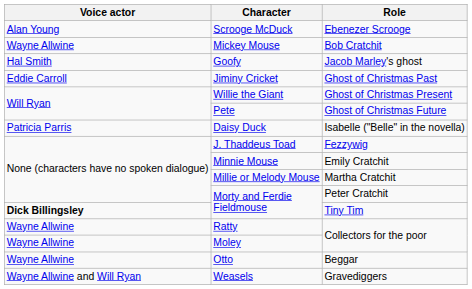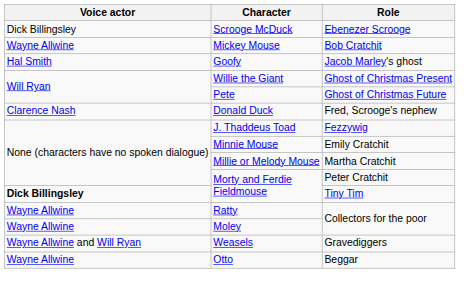(33, 29) Alan Young -> (41, 29) Dick Billingsley
- row: (246, 78)
+ row: (243, 111)
- row: (240, 128)
rows swapped: (223, 260) <-> (233, 276)
